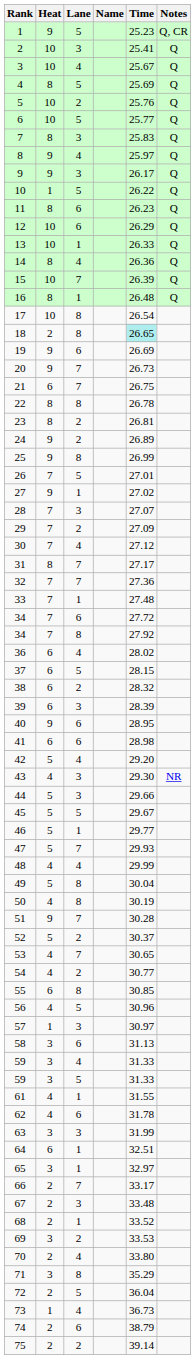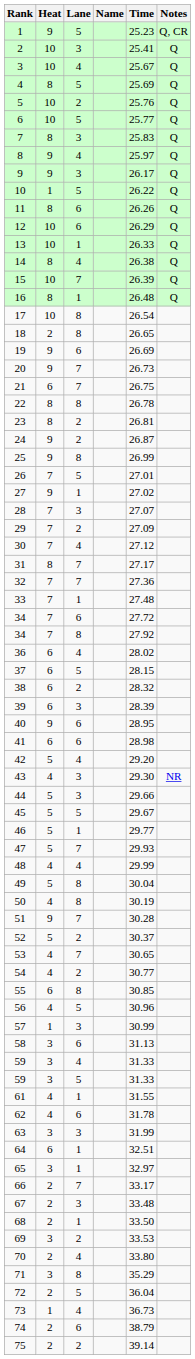(142, 208) 26.23 -> (142, 208) 26.26
(142, 262) 26.36 -> (142, 262) 26.38
(142, 333) paleturquoise background -> (142, 333) no background
(142, 439) 26.89 -> (142, 439) 26.87
(142, 1025) 30.97 -> (142, 1025) 30.99
(142, 1221) 33.52 -> (142, 1221) 33.50
